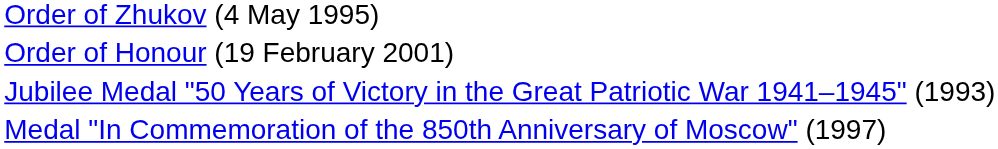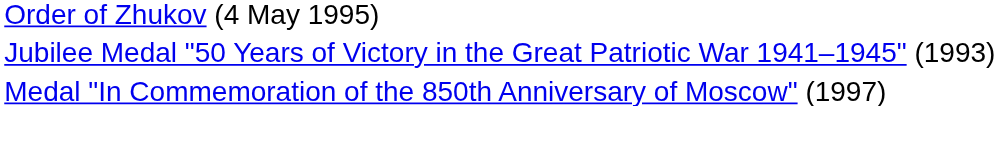- row: (229, 53)
